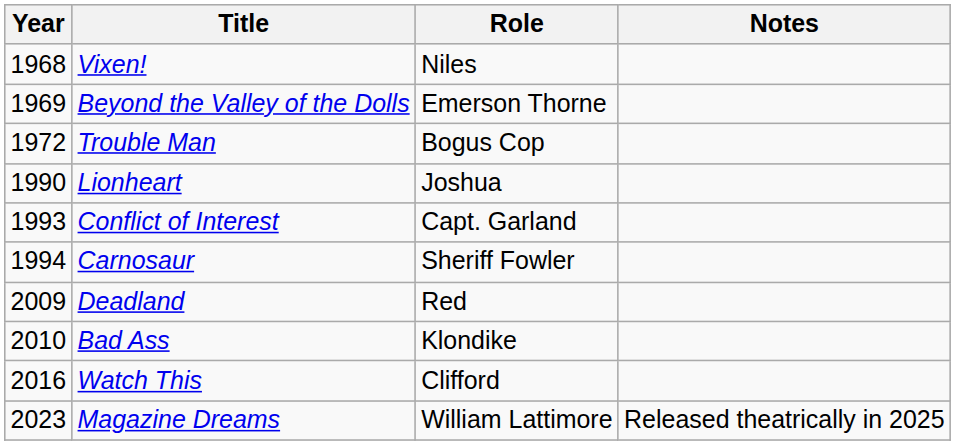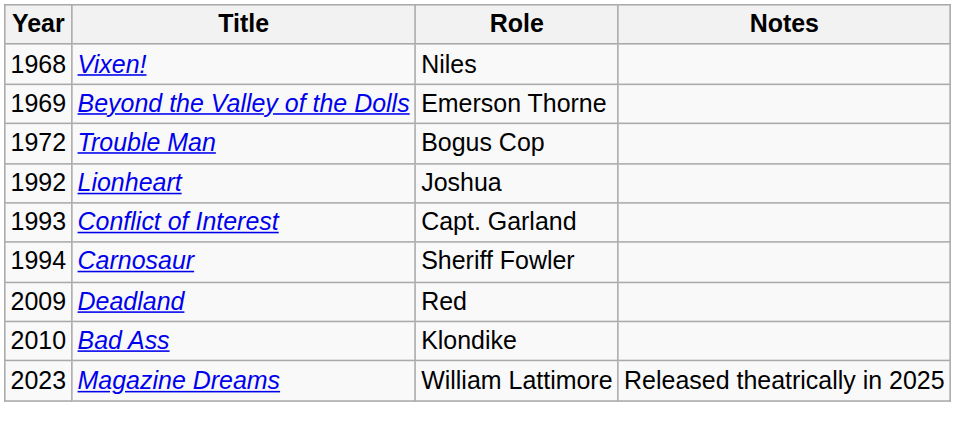(38, 182) 1990 -> (38, 182) 1992
- row: (140, 380)
